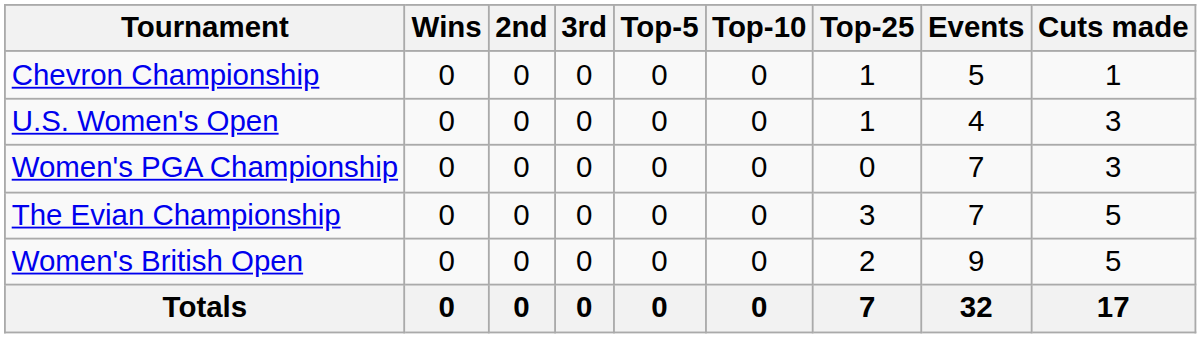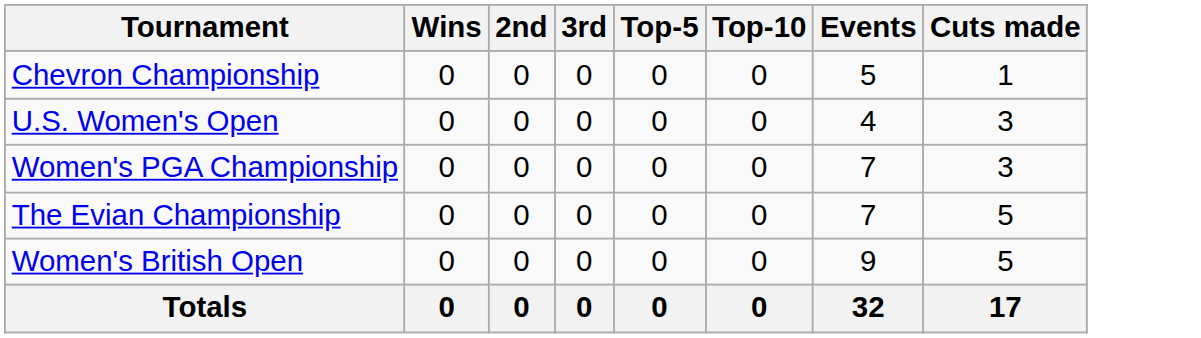- column: (867, 27)
